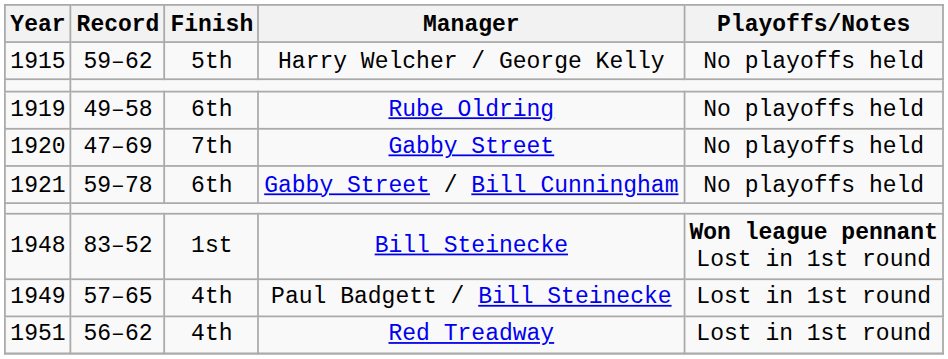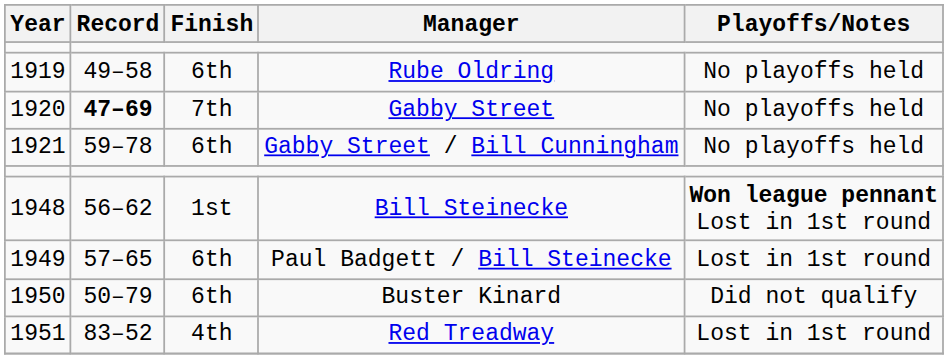- row: (38, 61)
(118, 147) normal -> (118, 110) bold
(118, 246) 83–52 -> (118, 209) 56–62
(212, 297) 4th -> (212, 260) 6th
+ row: (38, 297)
(118, 335) 56–62 -> (118, 335) 83–52
